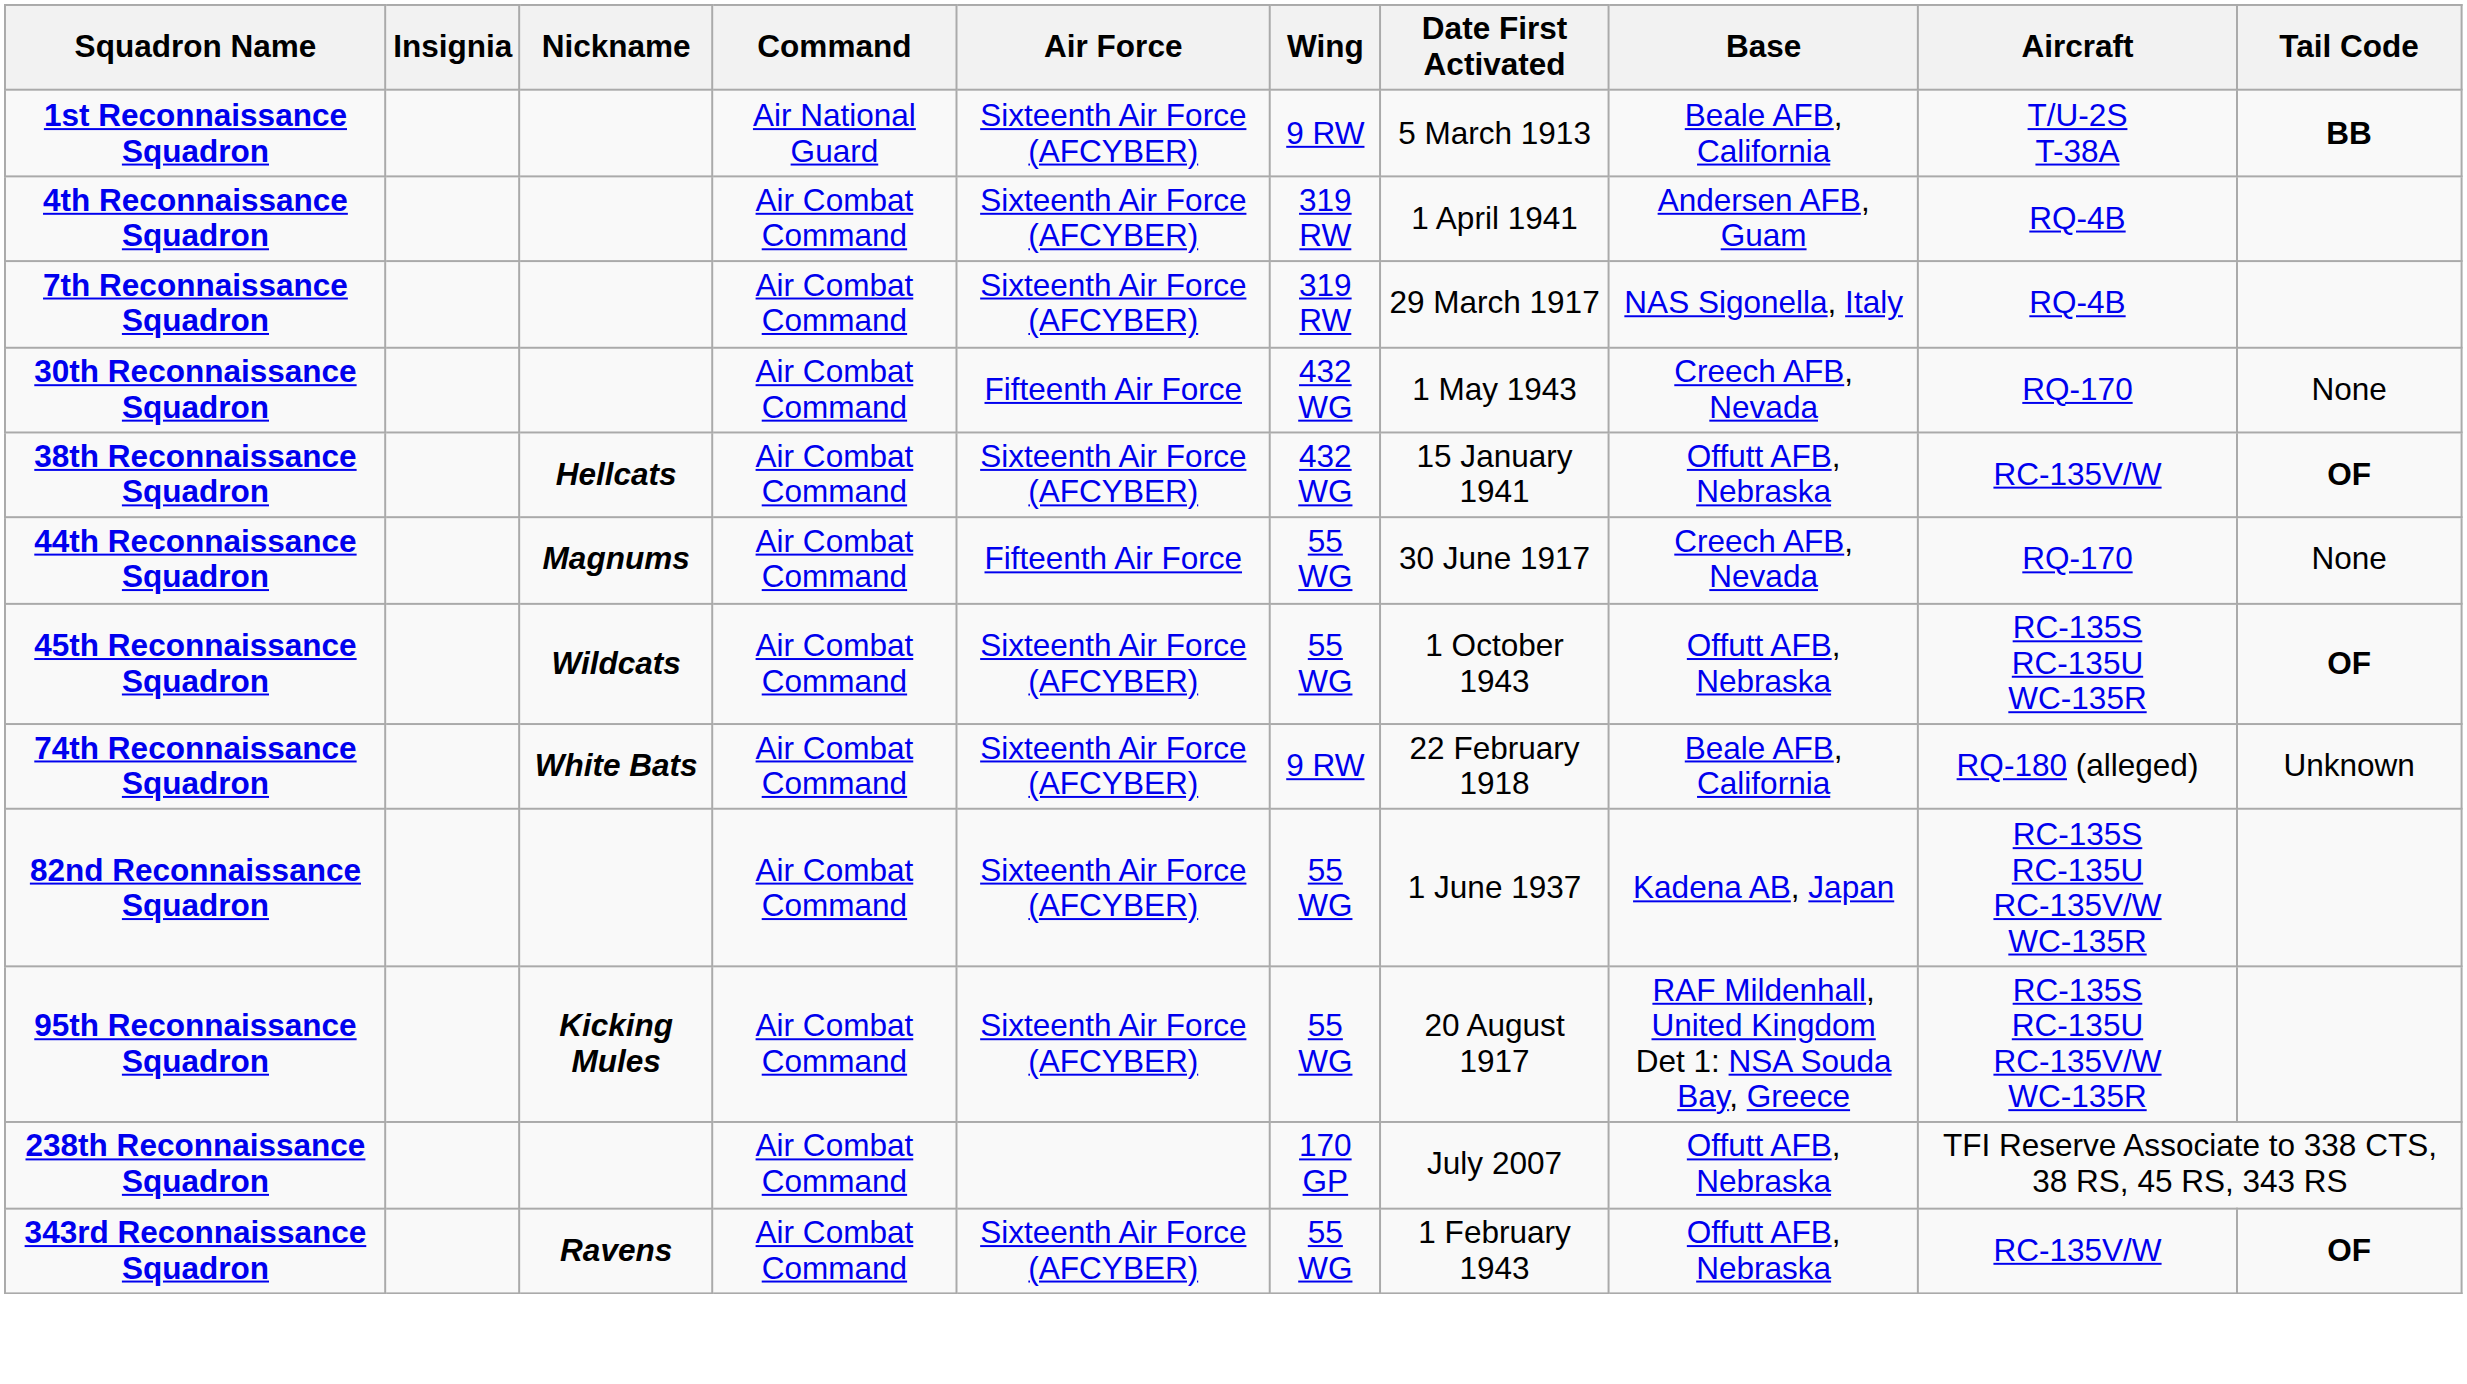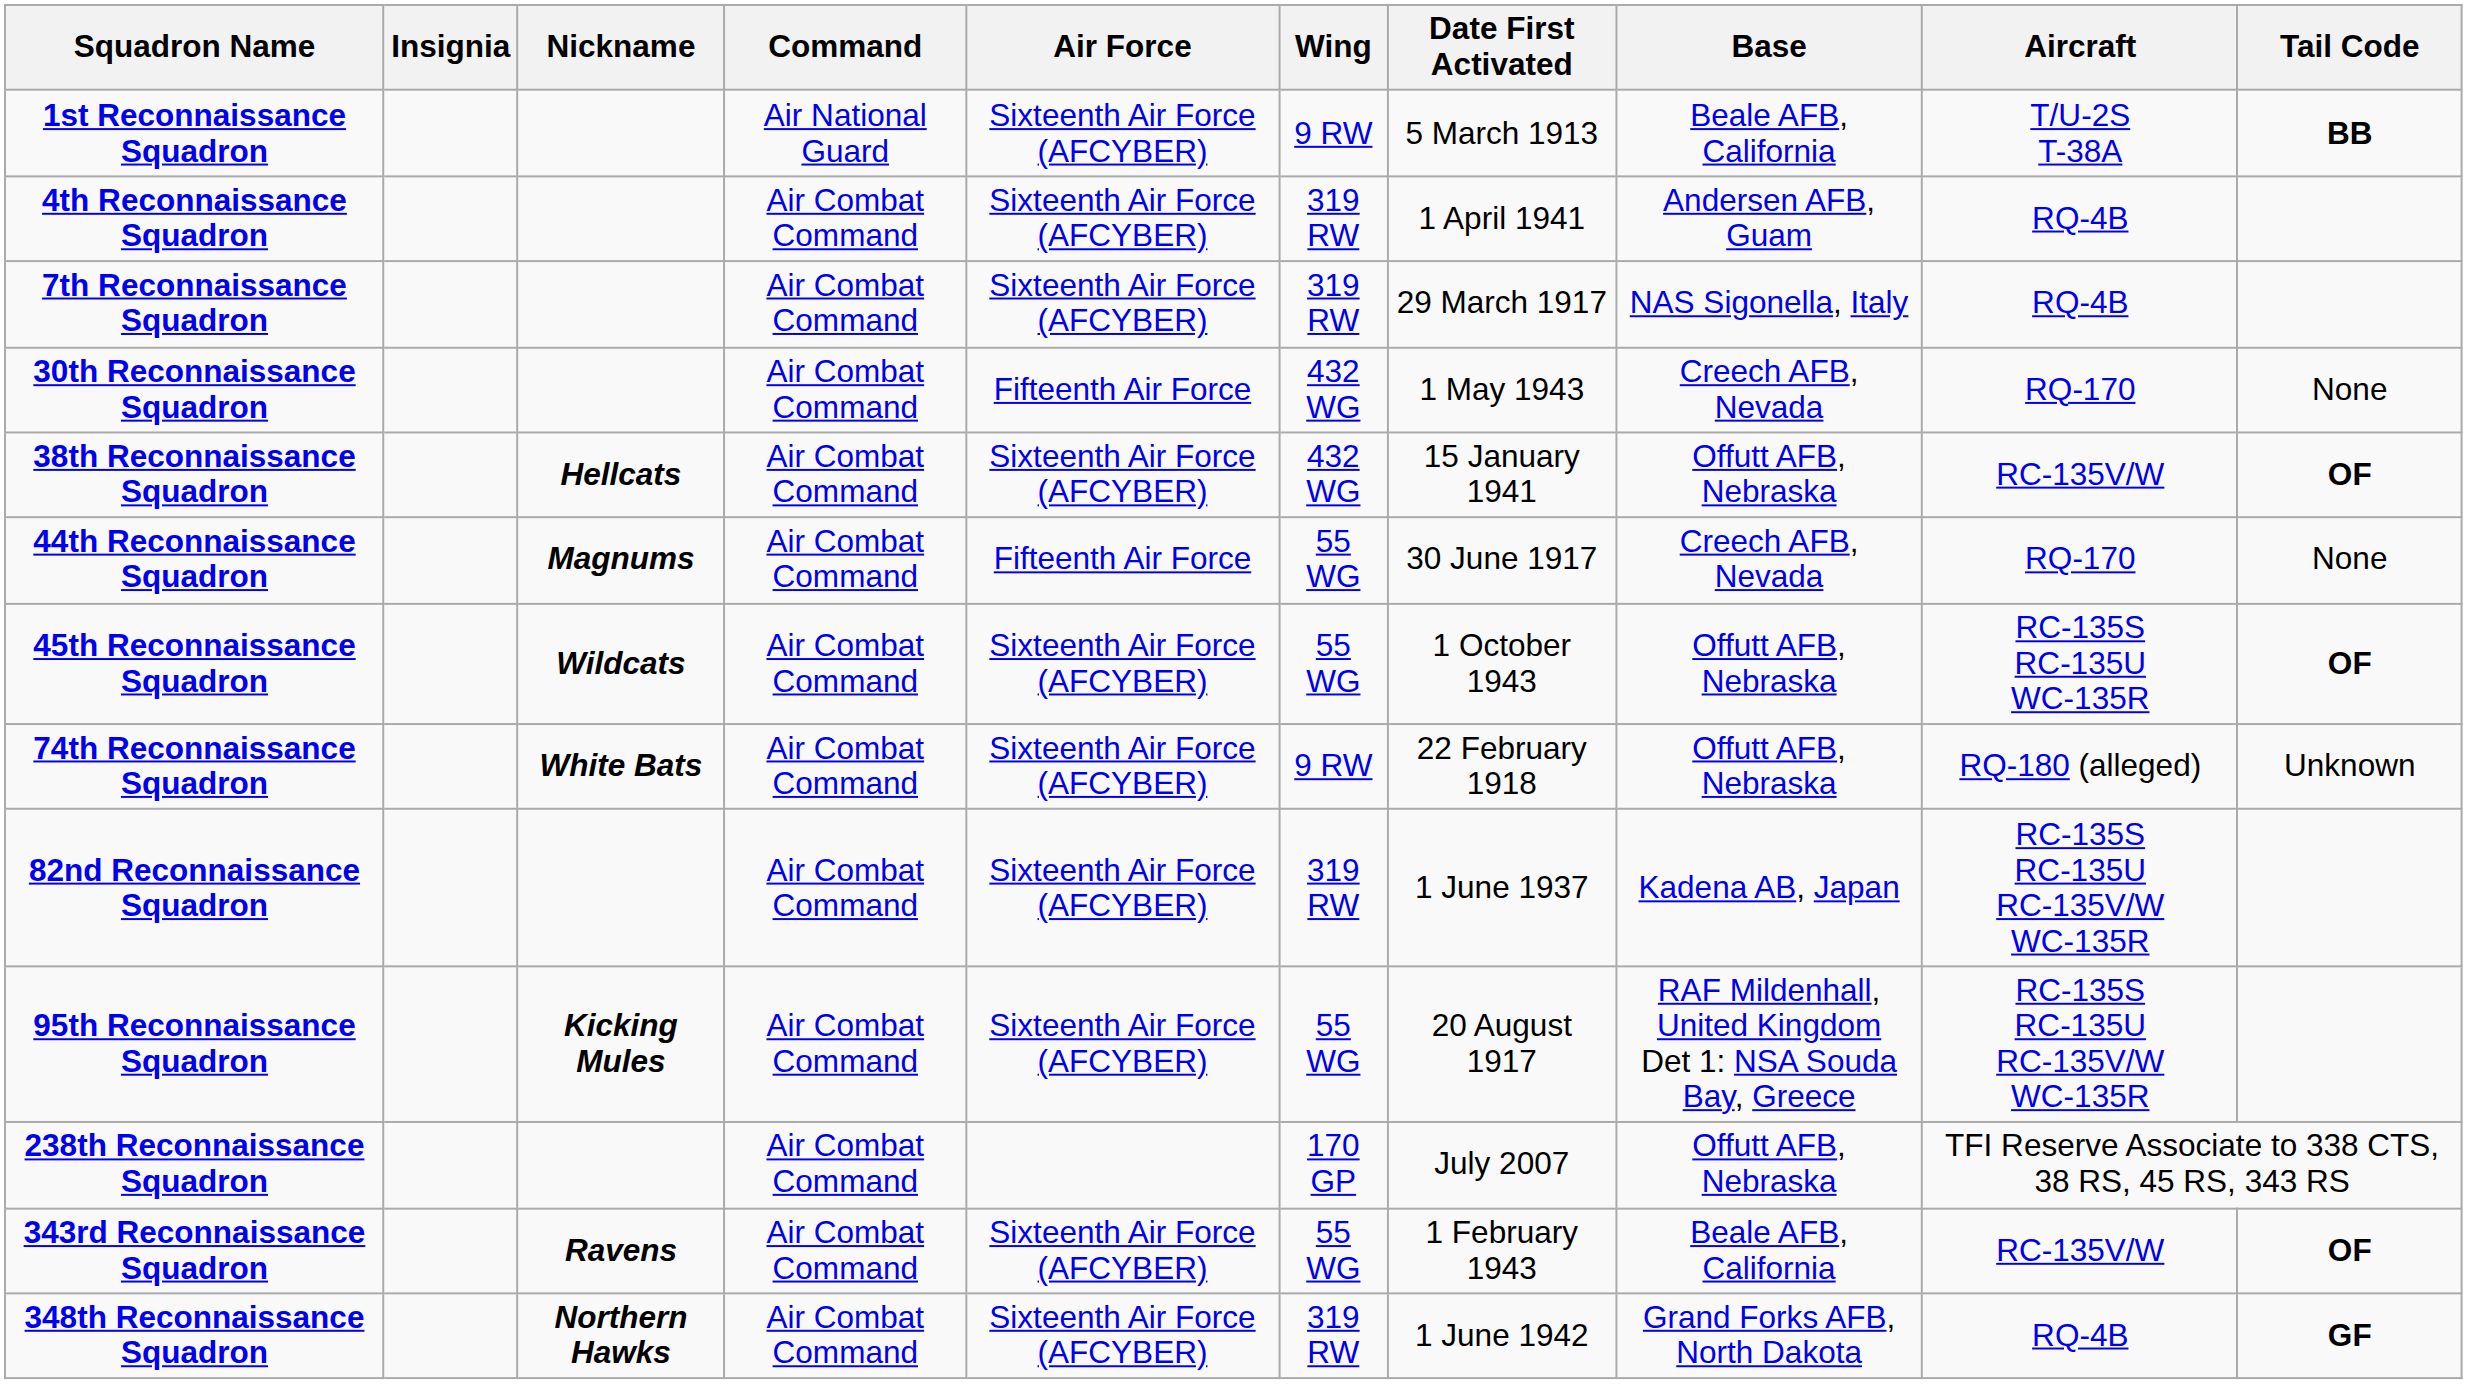(1764, 766) Beale AFB, California -> (1769, 766) Offutt AFB, Nebraska
(1325, 887) 55 WG -> (1333, 887) 319 RW
(1764, 1249) Offutt AFB, Nebraska -> (1769, 1249) Beale AFB, California
+ row: (195, 1335)
